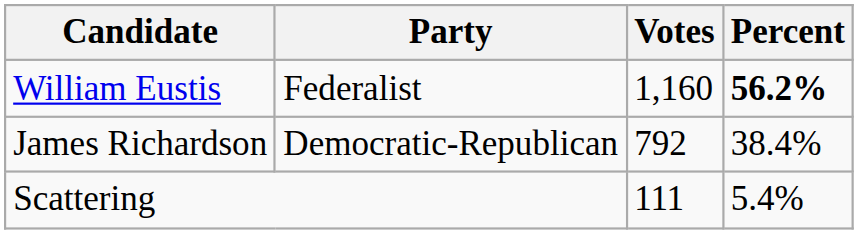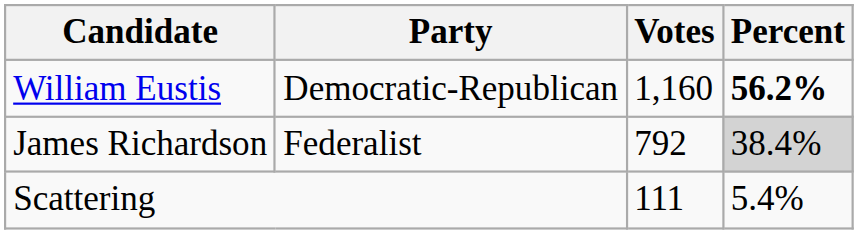(352, 87) Federalist -> (451, 87) Democratic-Republican
(451, 143) Democratic-Republican -> (352, 143) Federalist
(776, 143) no background -> (776, 143) lightgrey background
